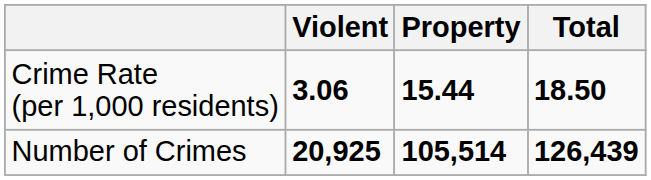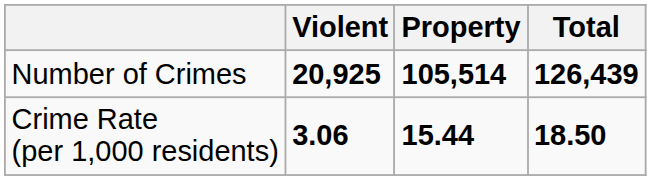rows swapped: (129, 151) <-> (145, 89)
